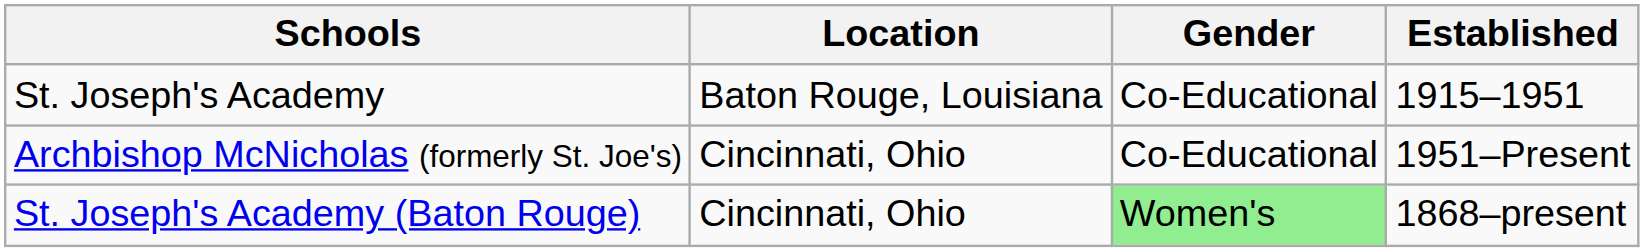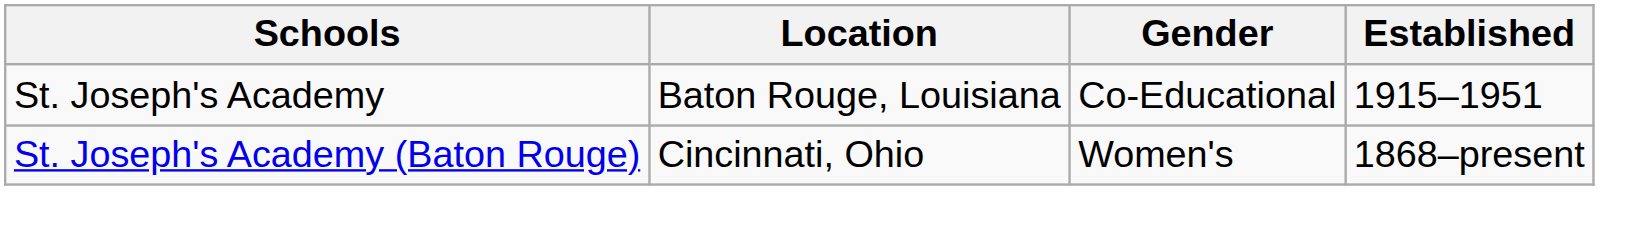- row: (348, 154)
(1198, 214) lightgreen background -> (1156, 154) no background
